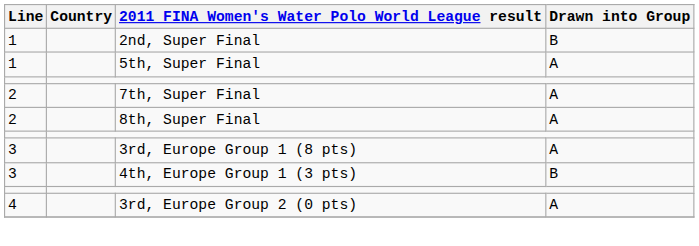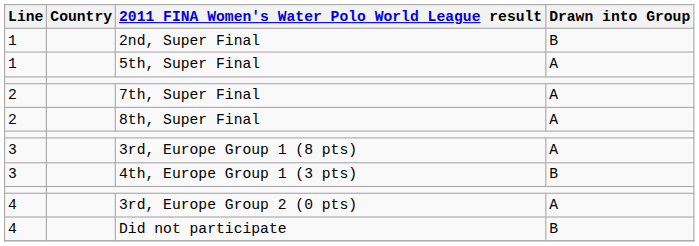+ row: (12, 229)
